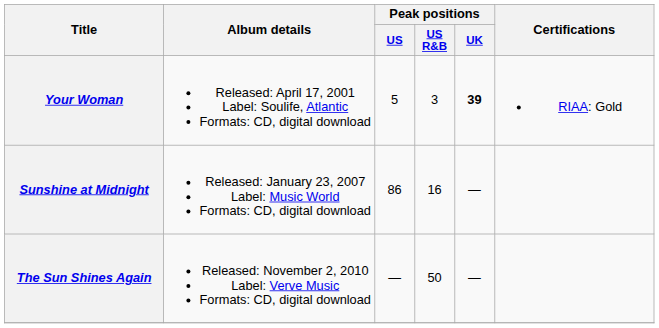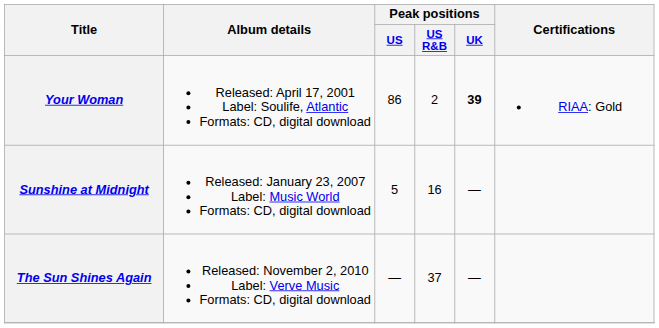(395, 100) 5 -> (395, 100) 86
(435, 100) 3 -> (435, 100) 2
(395, 189) 86 -> (395, 189) 5
(435, 278) 50 -> (435, 278) 37
